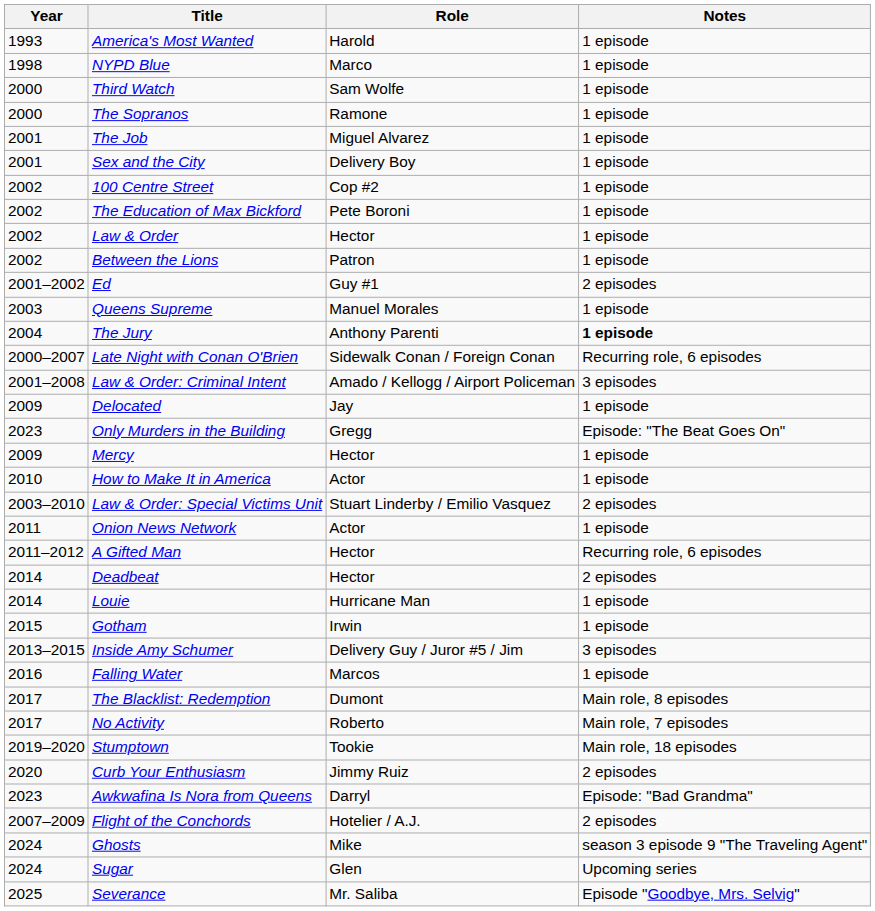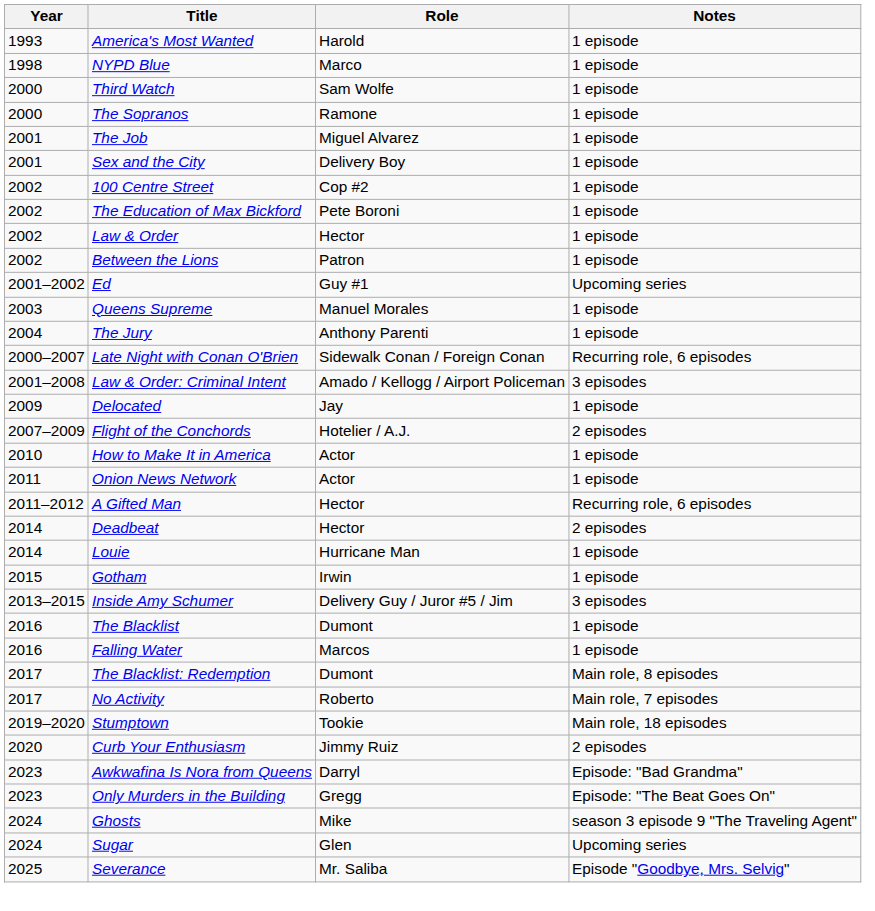(619, 284) 2 episodes -> (629, 284) Upcoming series
(618, 333) bold -> (605, 333) normal
rows swapped: (171, 820) <-> (188, 430)
- row: (113, 455)
- row: (207, 503)
+ row: (136, 625)
